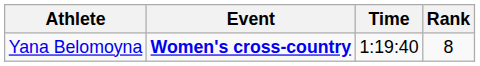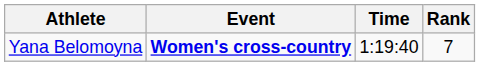(449, 47) 8 -> (449, 47) 7
